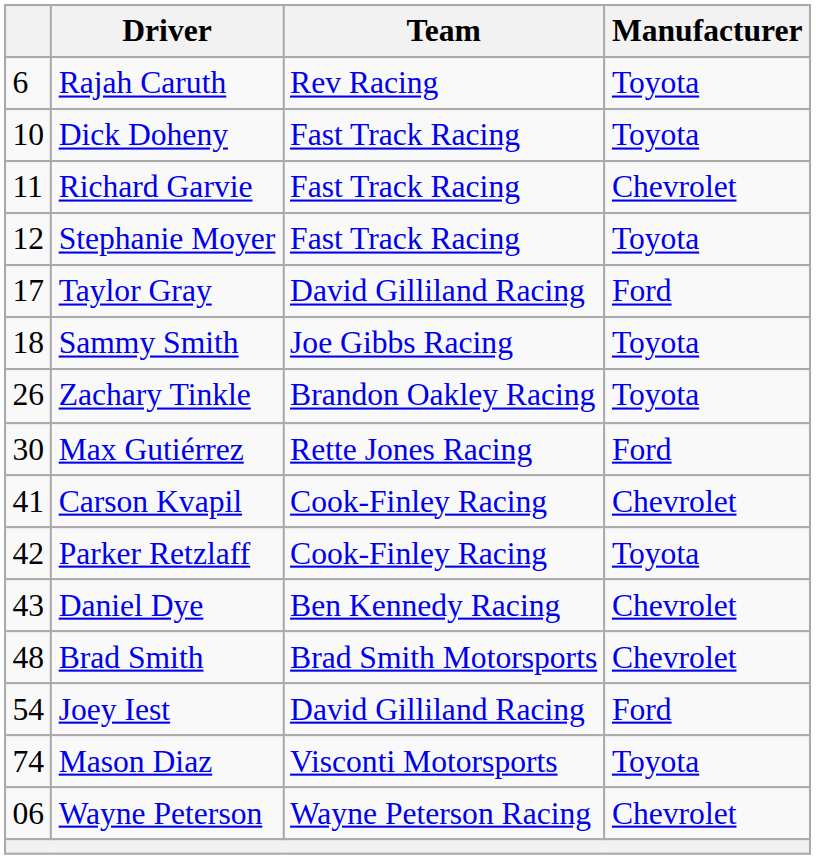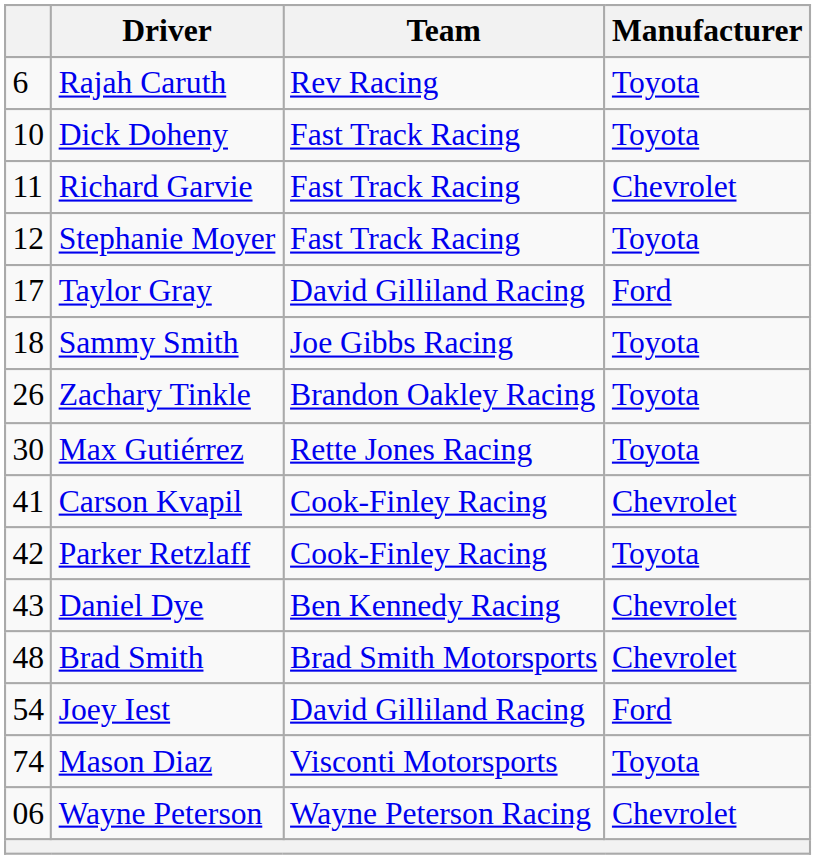(642, 447) Ford -> (656, 447) Toyota
